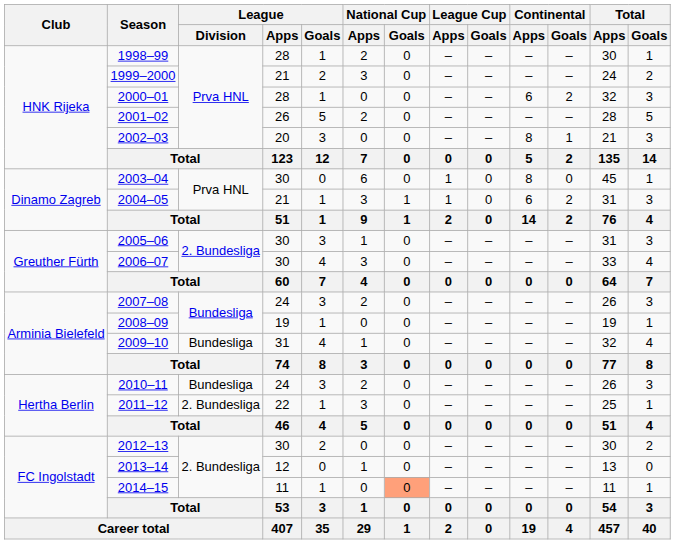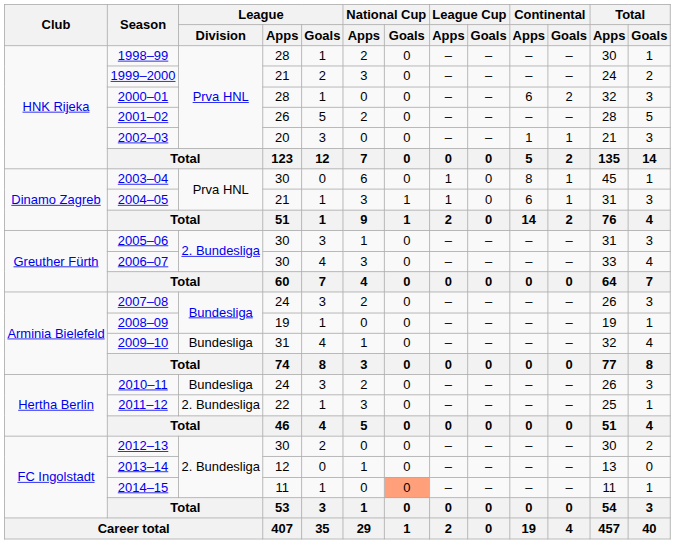(529, 138) 8 -> (529, 138) 1
(569, 179) 0 -> (569, 179) 1
(569, 199) 2 -> (569, 199) 1
